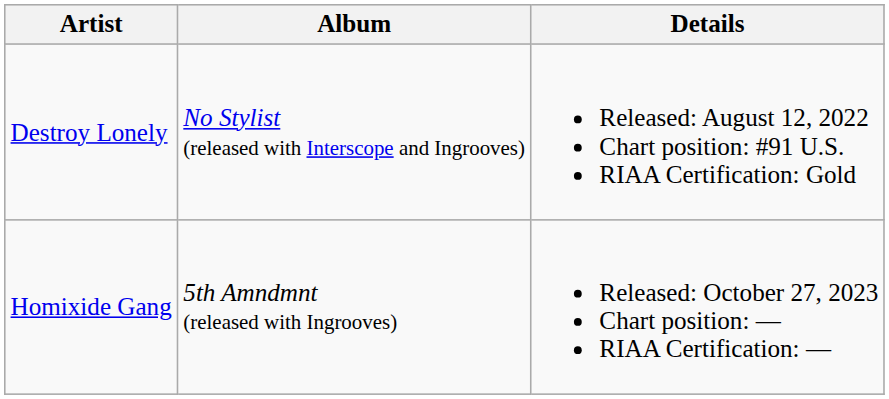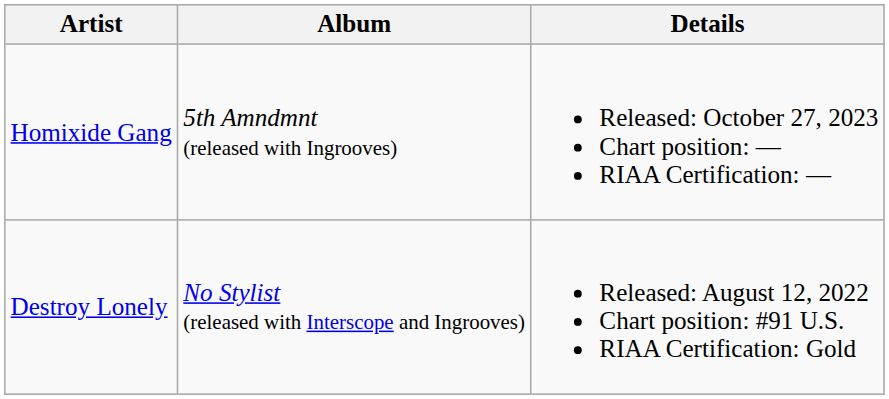rows swapped: (89, 131) <-> (91, 306)
